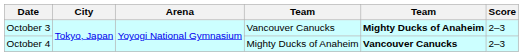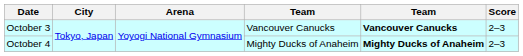(424, 28) Mighty Ducks of Anaheim -> (410, 28) Vancouver Canucks
(410, 43) Vancouver Canucks -> (424, 43) Mighty Ducks of Anaheim
